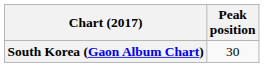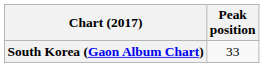(233, 51) 30 -> (233, 51) 33
